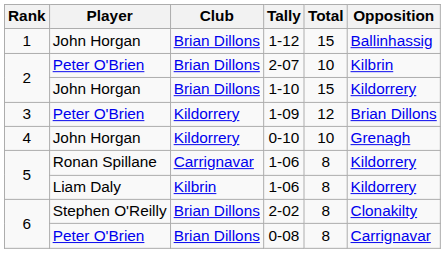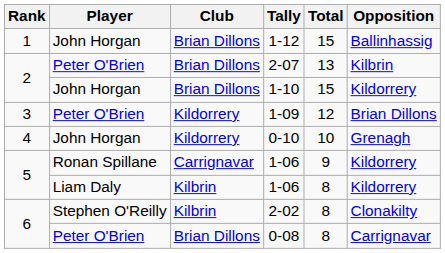(326, 65) 10 -> (326, 65) 13
(326, 162) 8 -> (326, 162) 9
(217, 211) Brian Dillons -> (195, 211) Kilbrin
